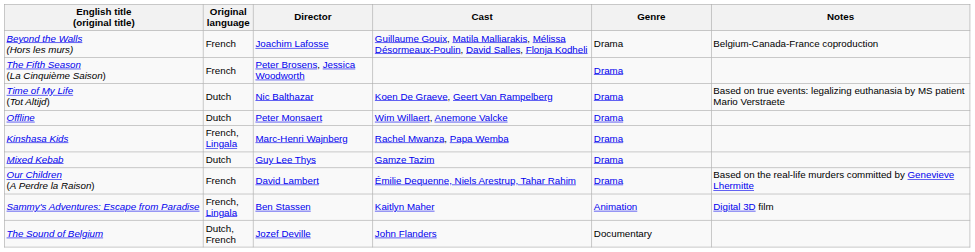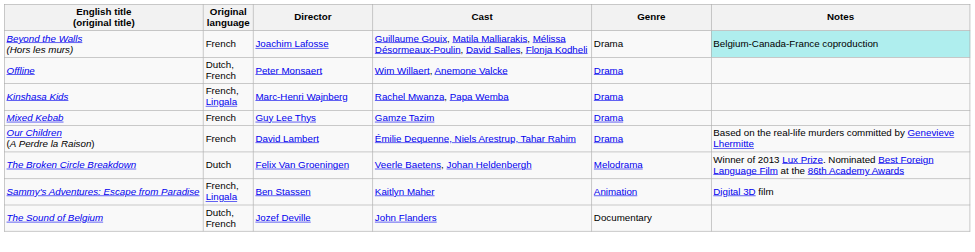(796, 44) no background -> (796, 44) paleturquoise background
- row: (56, 70)
- row: (40, 97)
(218, 118) Dutch -> (221, 70) Dutch, French
(218, 160) Dutch -> (221, 118) French
+ row: (71, 165)
